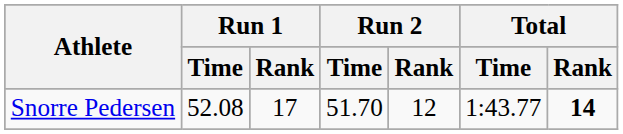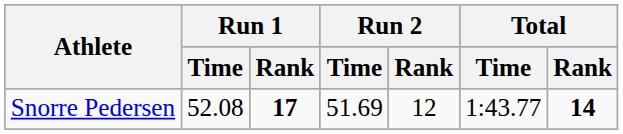(285, 108) normal -> (285, 108) bold
(354, 108) 51.70 -> (354, 108) 51.69
